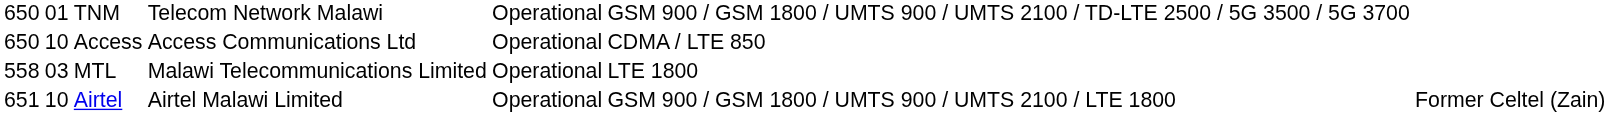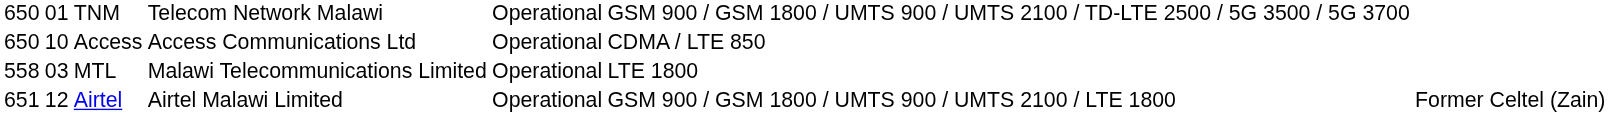(57, 100) 10 -> (57, 100) 12
